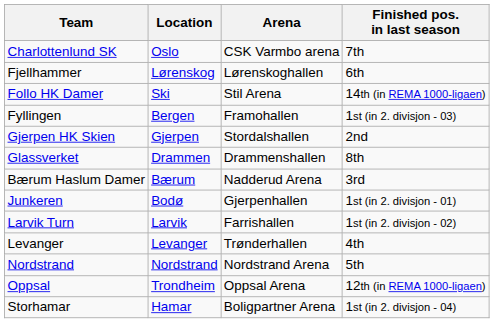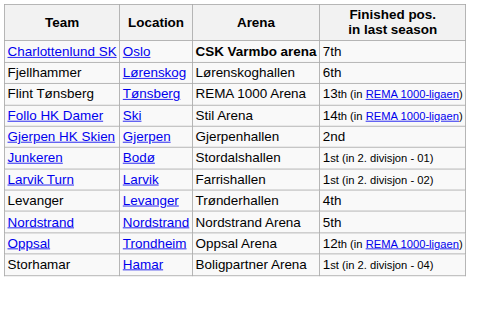(282, 51) normal -> (256, 51) bold
+ row: (51, 94)
- row: (34, 115)
(266, 136) Stordalshallen -> (237, 136) Gjerpenhallen
- row: (43, 158)
- row: (76, 179)
(266, 200) Gjerpenhallen -> (238, 158) Stordalshallen
